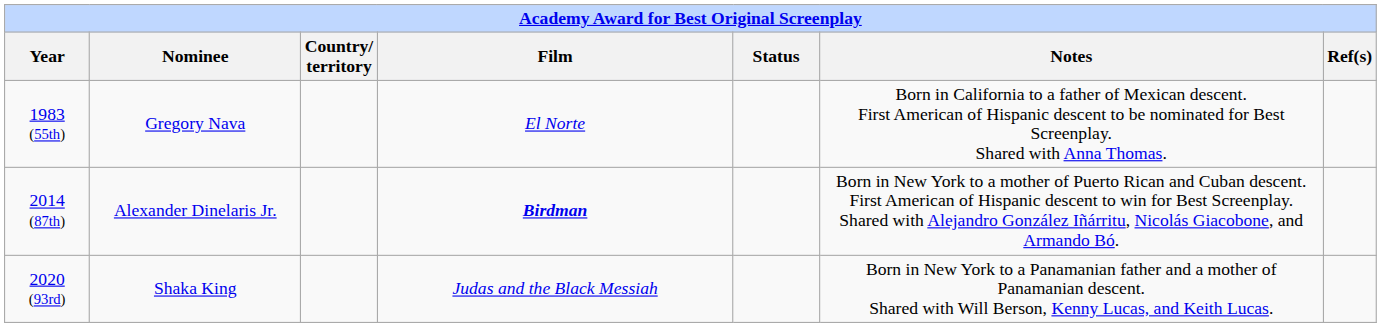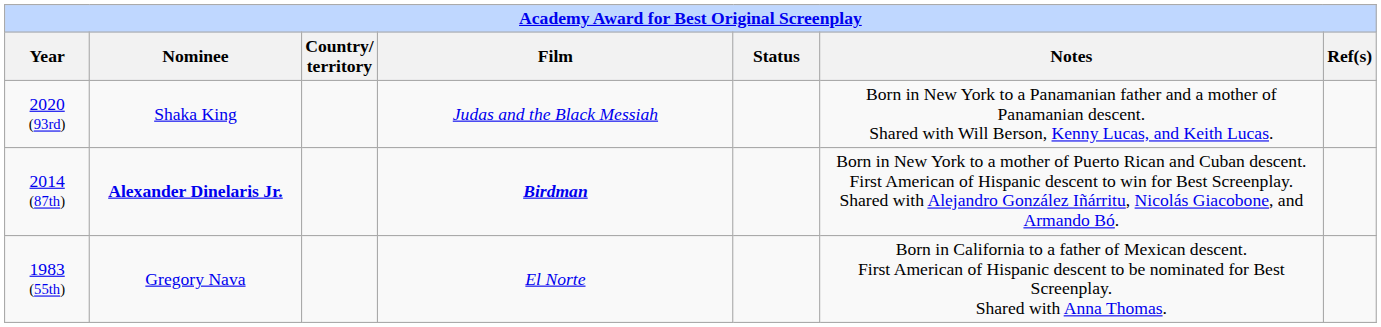rows swapped: (47, 123) <-> (47, 288)
(195, 211) normal -> (195, 191) bold
